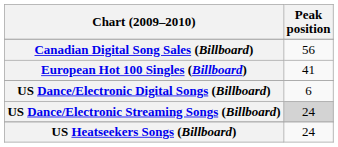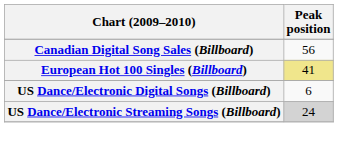(308, 70) no background -> (308, 70) khaki background
- row: (144, 132)
